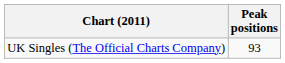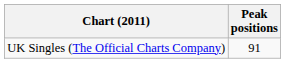(254, 48) 93 -> (254, 48) 91
